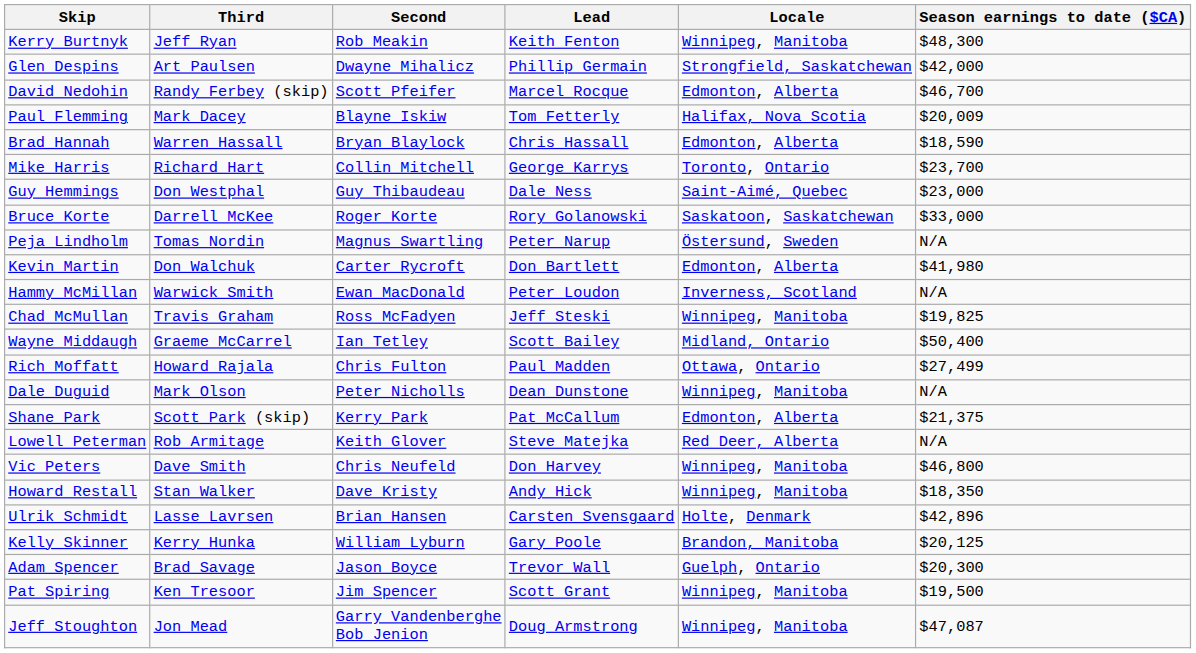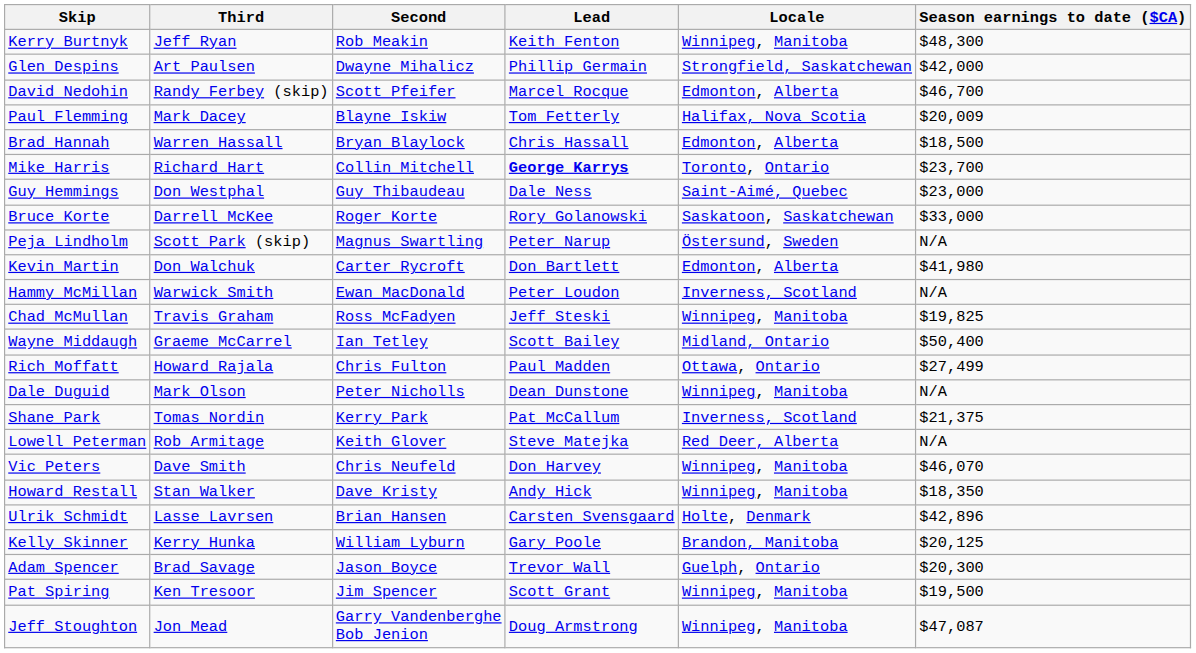(952, 142) $18,590 -> (952, 142) $18,500
(569, 167) normal -> (569, 167) bold
(209, 242) Tomas Nordin -> (232, 242) Scott Park (skip)
(232, 417) Scott Park (skip) -> (209, 417) Tomas Nordin
(760, 417) Edmonton, Alberta -> (769, 417) Inverness, Scotland
(952, 467) $46,800 -> (952, 467) $46,070
